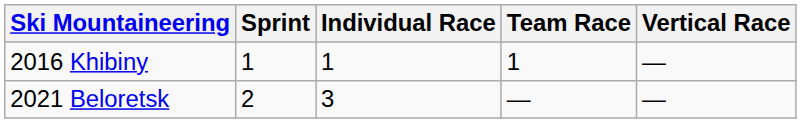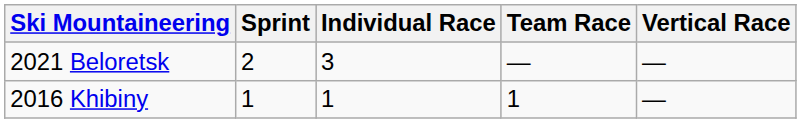rows swapped: (79, 61) <-> (90, 99)
